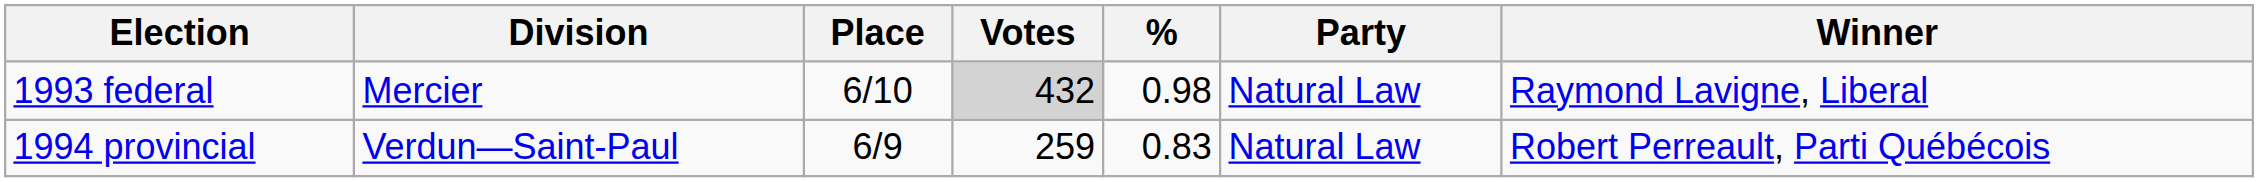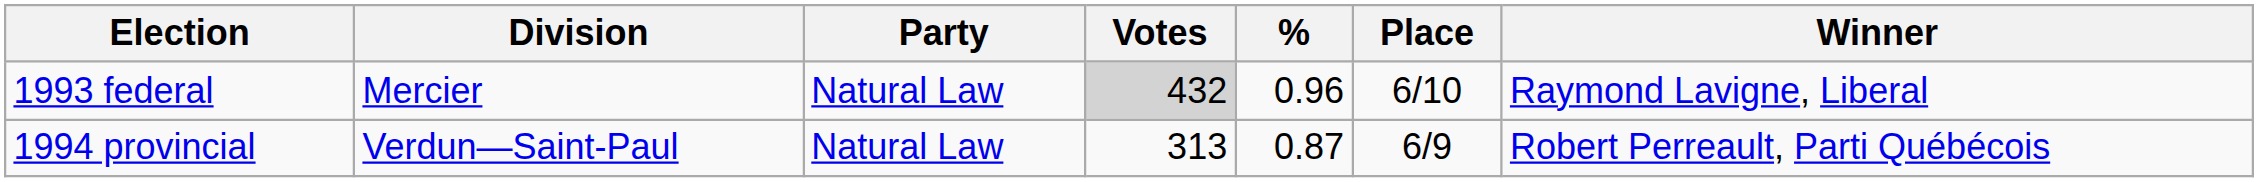columns swapped: (1361, 33) <-> (878, 33)
(1177, 90) 0.98 -> (1309, 90) 0.96
(1065, 147) 259 -> (1197, 147) 313
(1177, 147) 0.83 -> (1309, 147) 0.87
